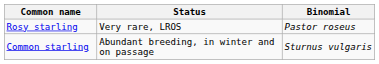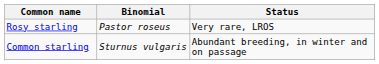columns swapped: (329, 12) <-> (190, 12)
